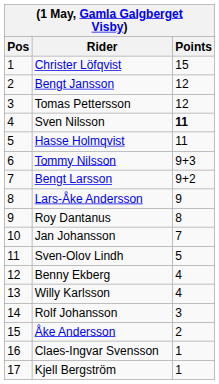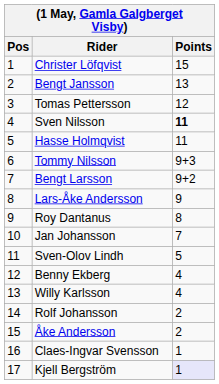(182, 84) 12 -> (182, 84) 13
(179, 312) 3 -> (179, 312) 2
(179, 370) no background -> (179, 370) lavender background
